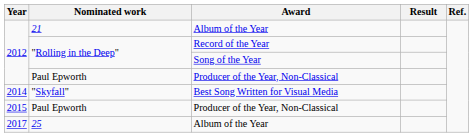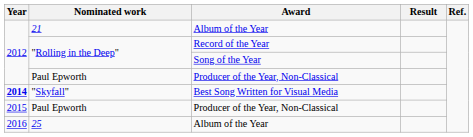(17, 92) normal -> (17, 92) bold
(17, 124) 2017 -> (17, 124) 2016
